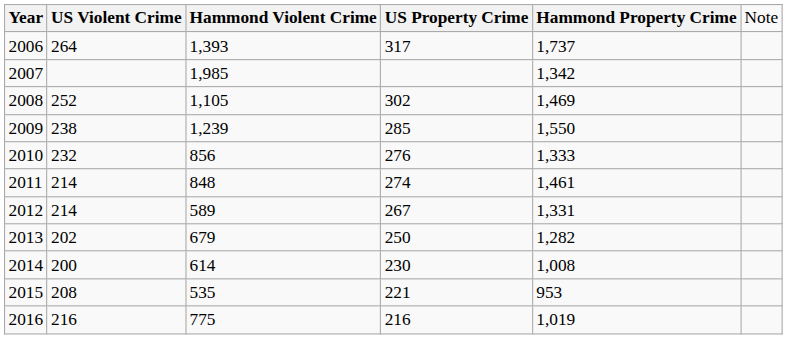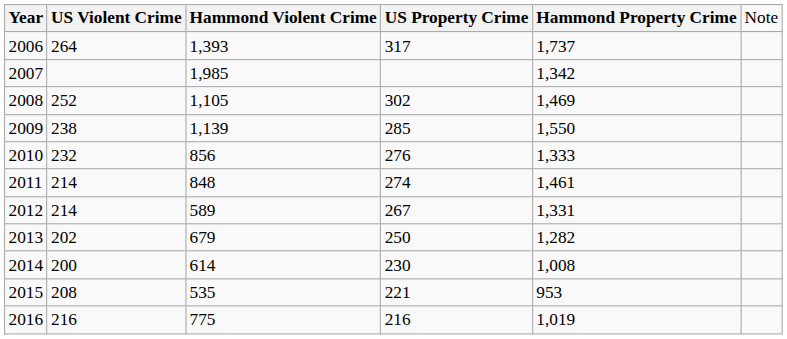(209, 127) 1,239 -> (209, 127) 1,139
